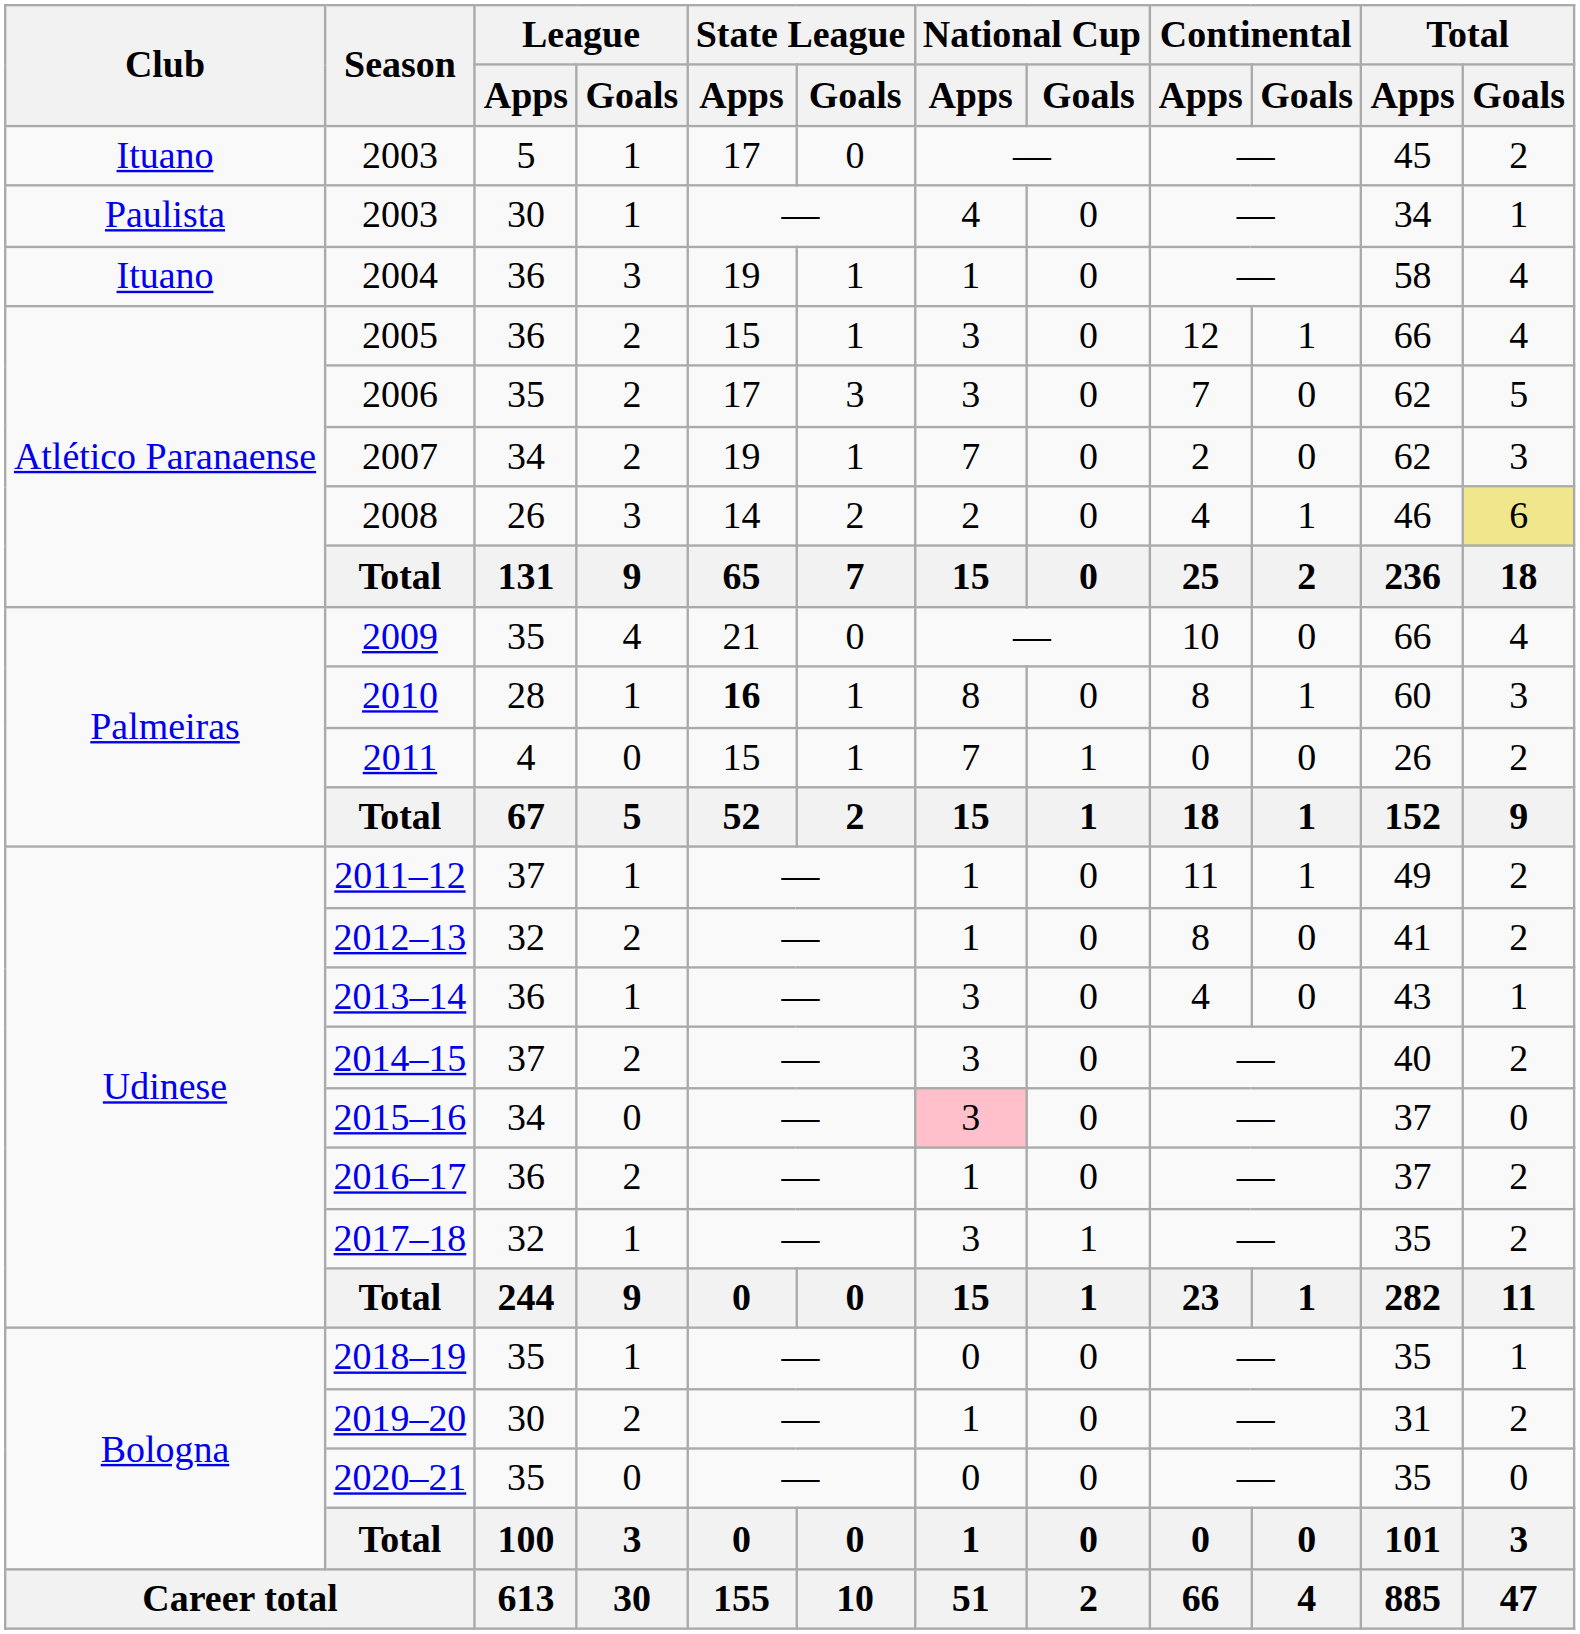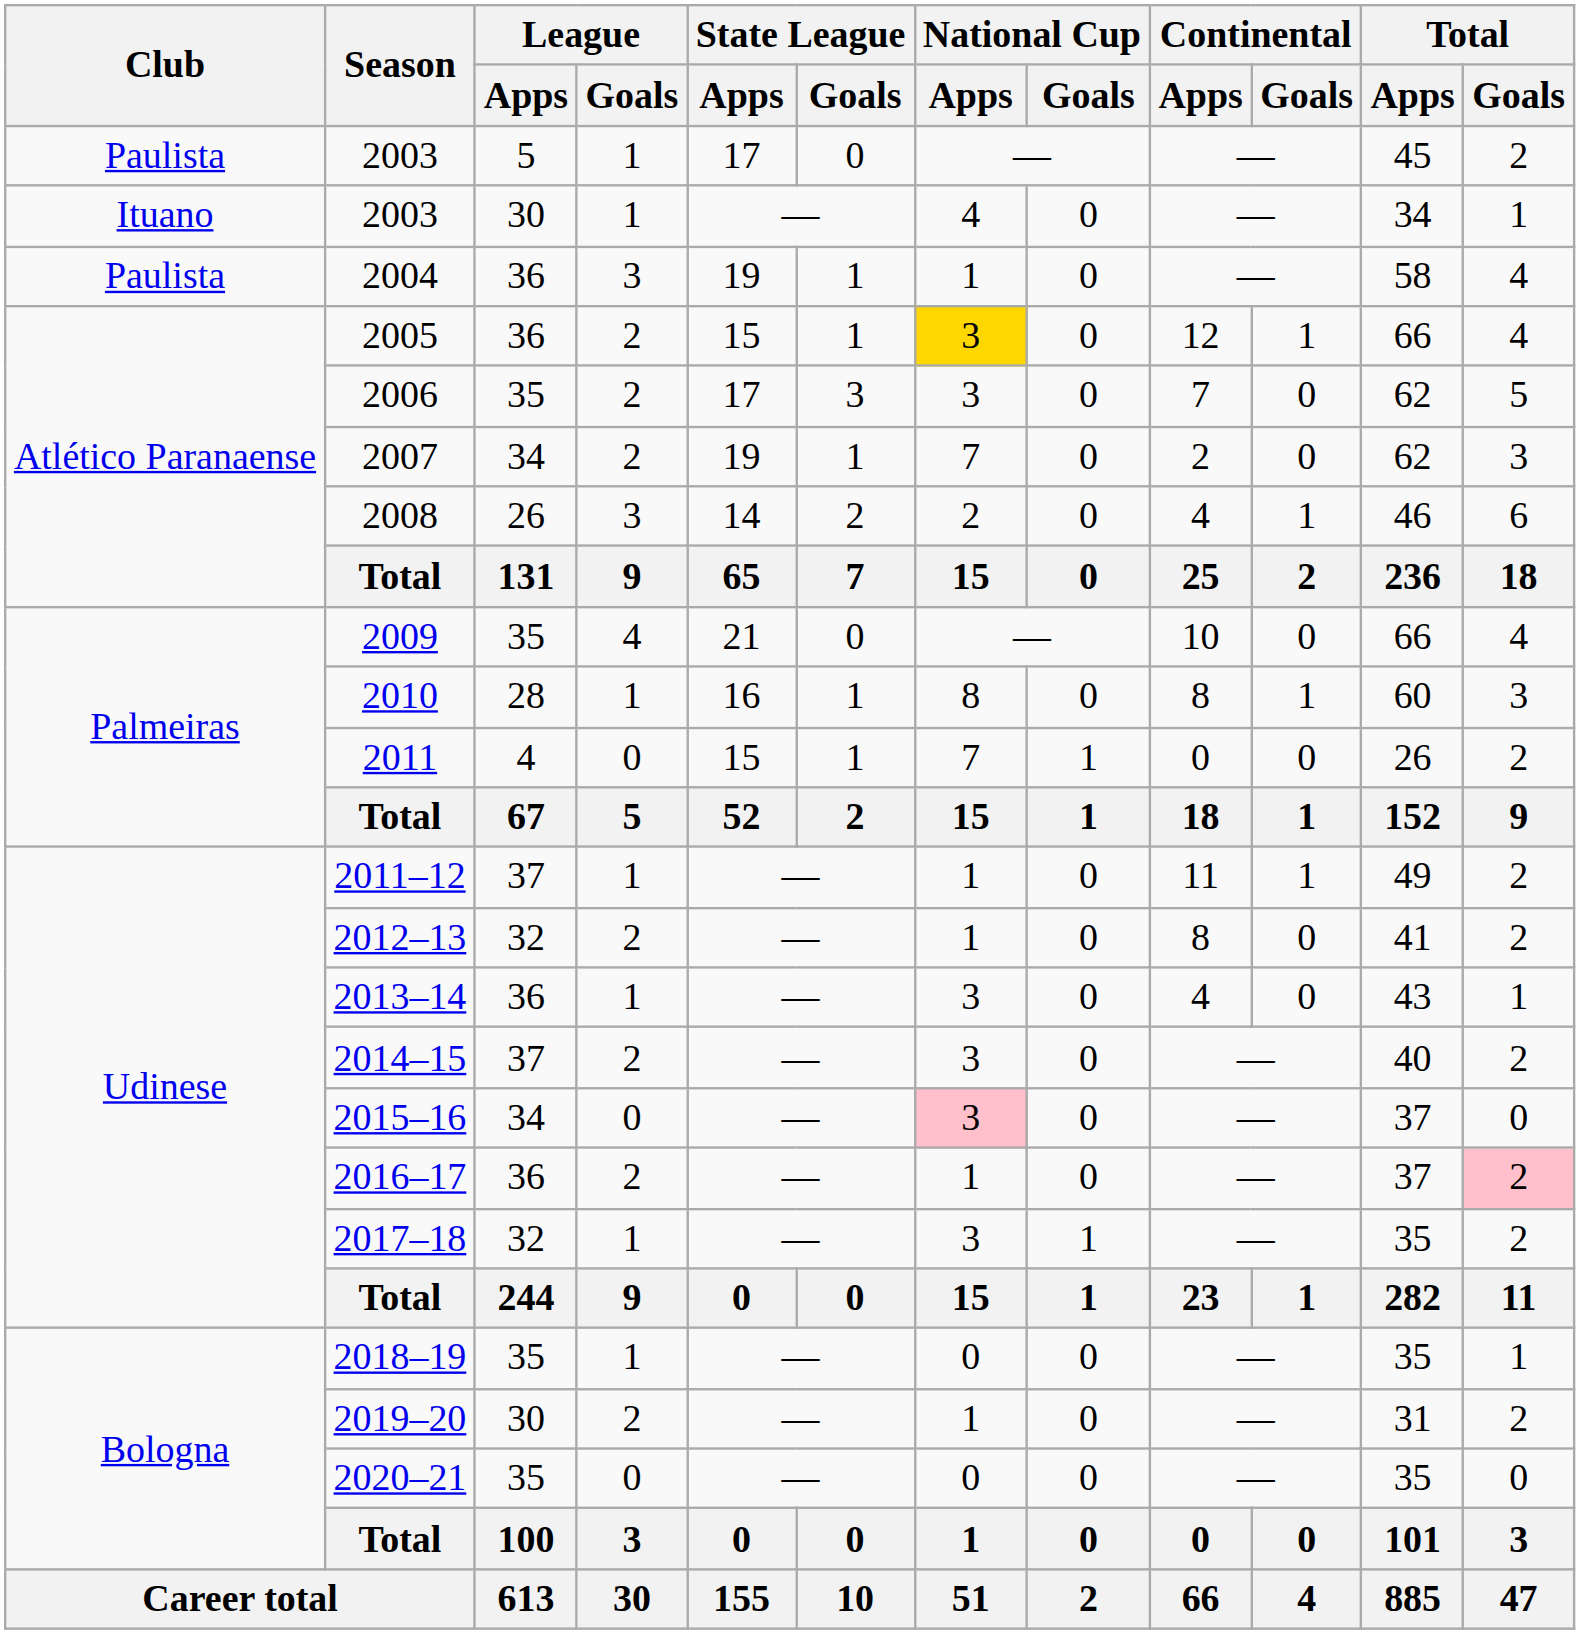(165, 154) Ituano -> (165, 154) Paulista
(165, 214) Paulista -> (165, 214) Ituano
(165, 275) Ituano -> (165, 275) Paulista
(971, 335) no background -> (971, 335) gold background
(1519, 515) khaki background -> (1519, 515) no background
(742, 696) bold -> (742, 696) normal
(1519, 1177) no background -> (1519, 1177) pink background
